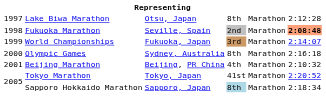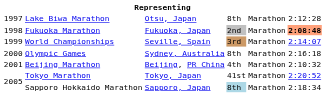(178, 30) Seville, Spain -> (178, 30) Fukuoka, Japan
(178, 42) Fukuoka, Japan -> (178, 42) Seville, Spain
